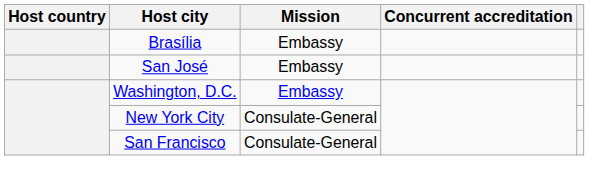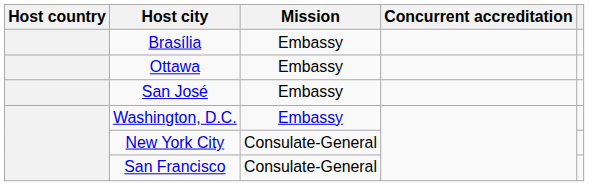+ row: (175, 67)
